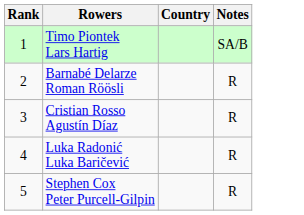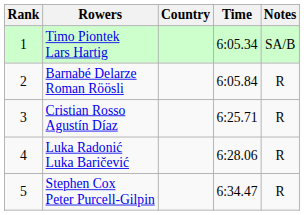+ column: (237, 15)
